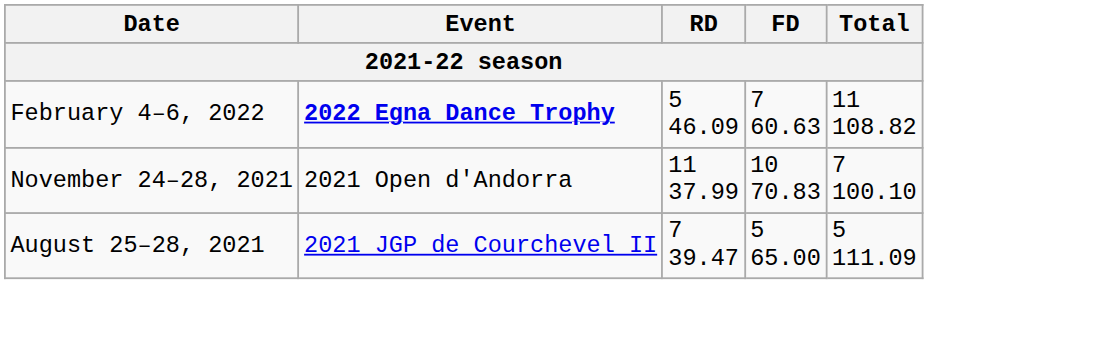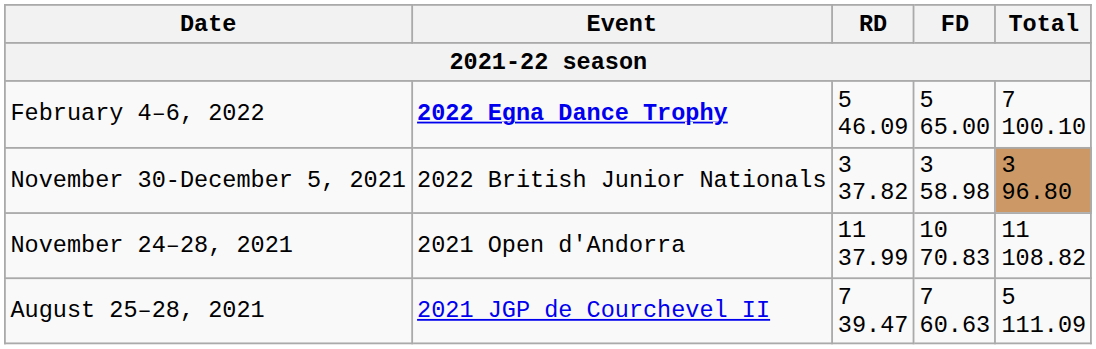(785, 114) 7 60.63 -> (955, 114) 5 65.00
(874, 114) 11 108.82 -> (1044, 114) 7 100.10
+ row: (208, 180)
(874, 180) 7 100.10 -> (1044, 245) 11 108.82
(785, 245) 5 65.00 -> (955, 311) 7 60.63
